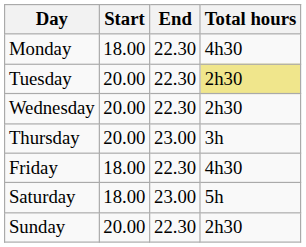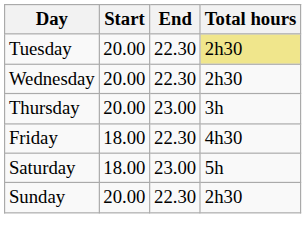- row: (40, 49)
